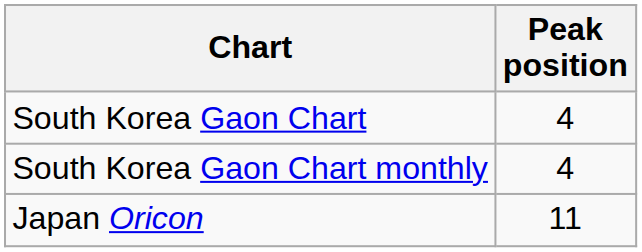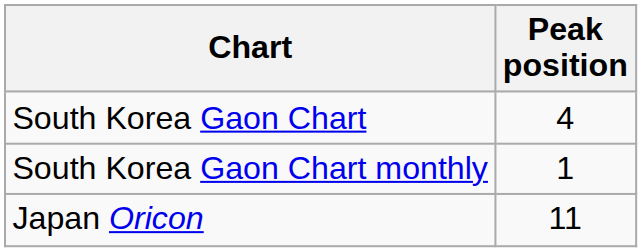(565, 168) 4 -> (565, 168) 1
